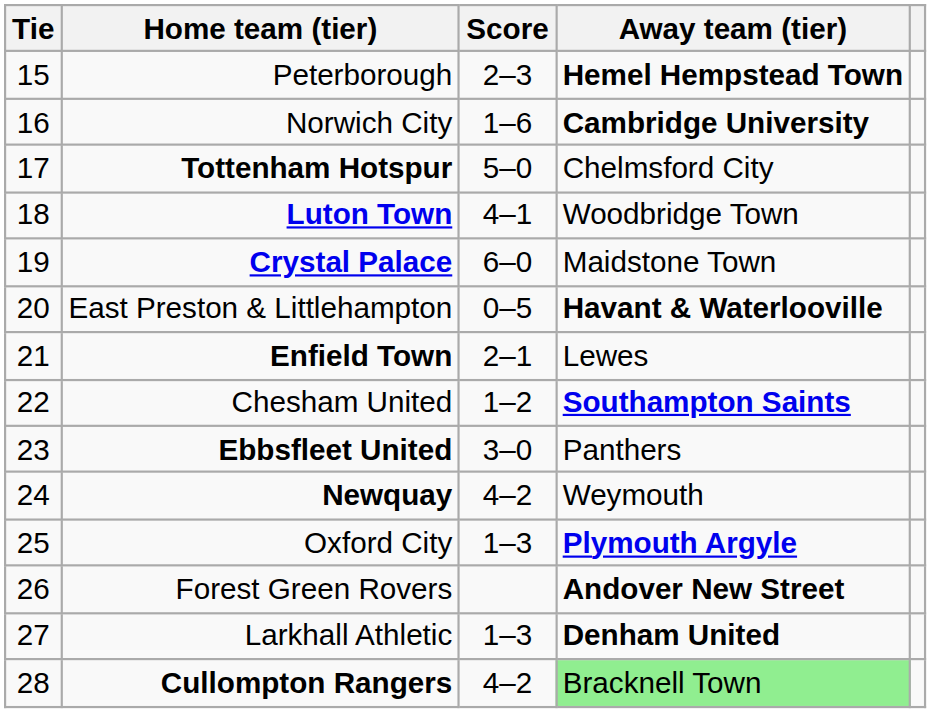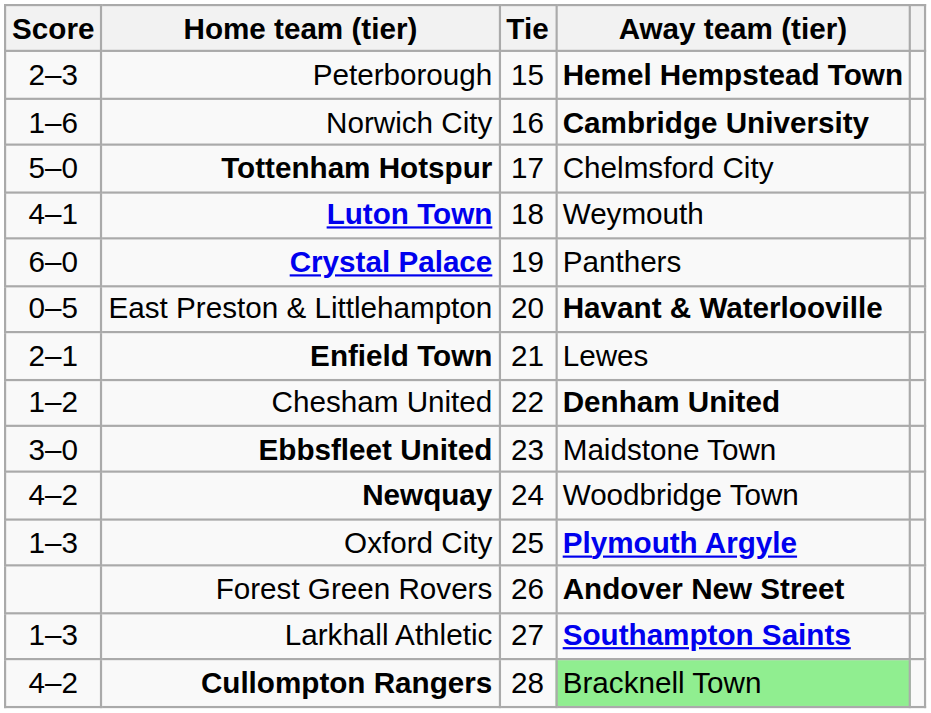columns swapped: (33, 28) <-> (507, 28)
(681, 215) Woodbridge Town -> (633, 215) Weymouth
(669, 262) Maidstone Town -> (622, 262) Panthers
(707, 402) Southampton Saints -> (671, 402) Denham United
(622, 449) Panthers -> (669, 449) Maidstone Town
(633, 495) Weymouth -> (681, 495) Woodbridge Town
(671, 636) Denham United -> (707, 636) Southampton Saints
